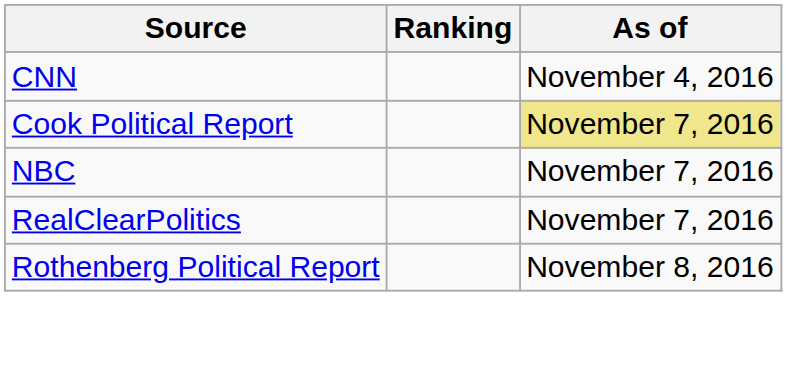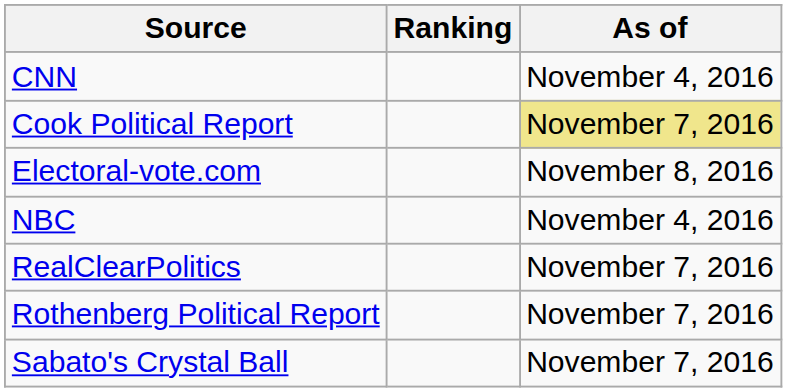+ row: (136, 171)
(650, 171) November 7, 2016 -> (650, 219) November 4, 2016
(650, 266) November 8, 2016 -> (650, 314) November 7, 2016
+ row: (150, 362)
